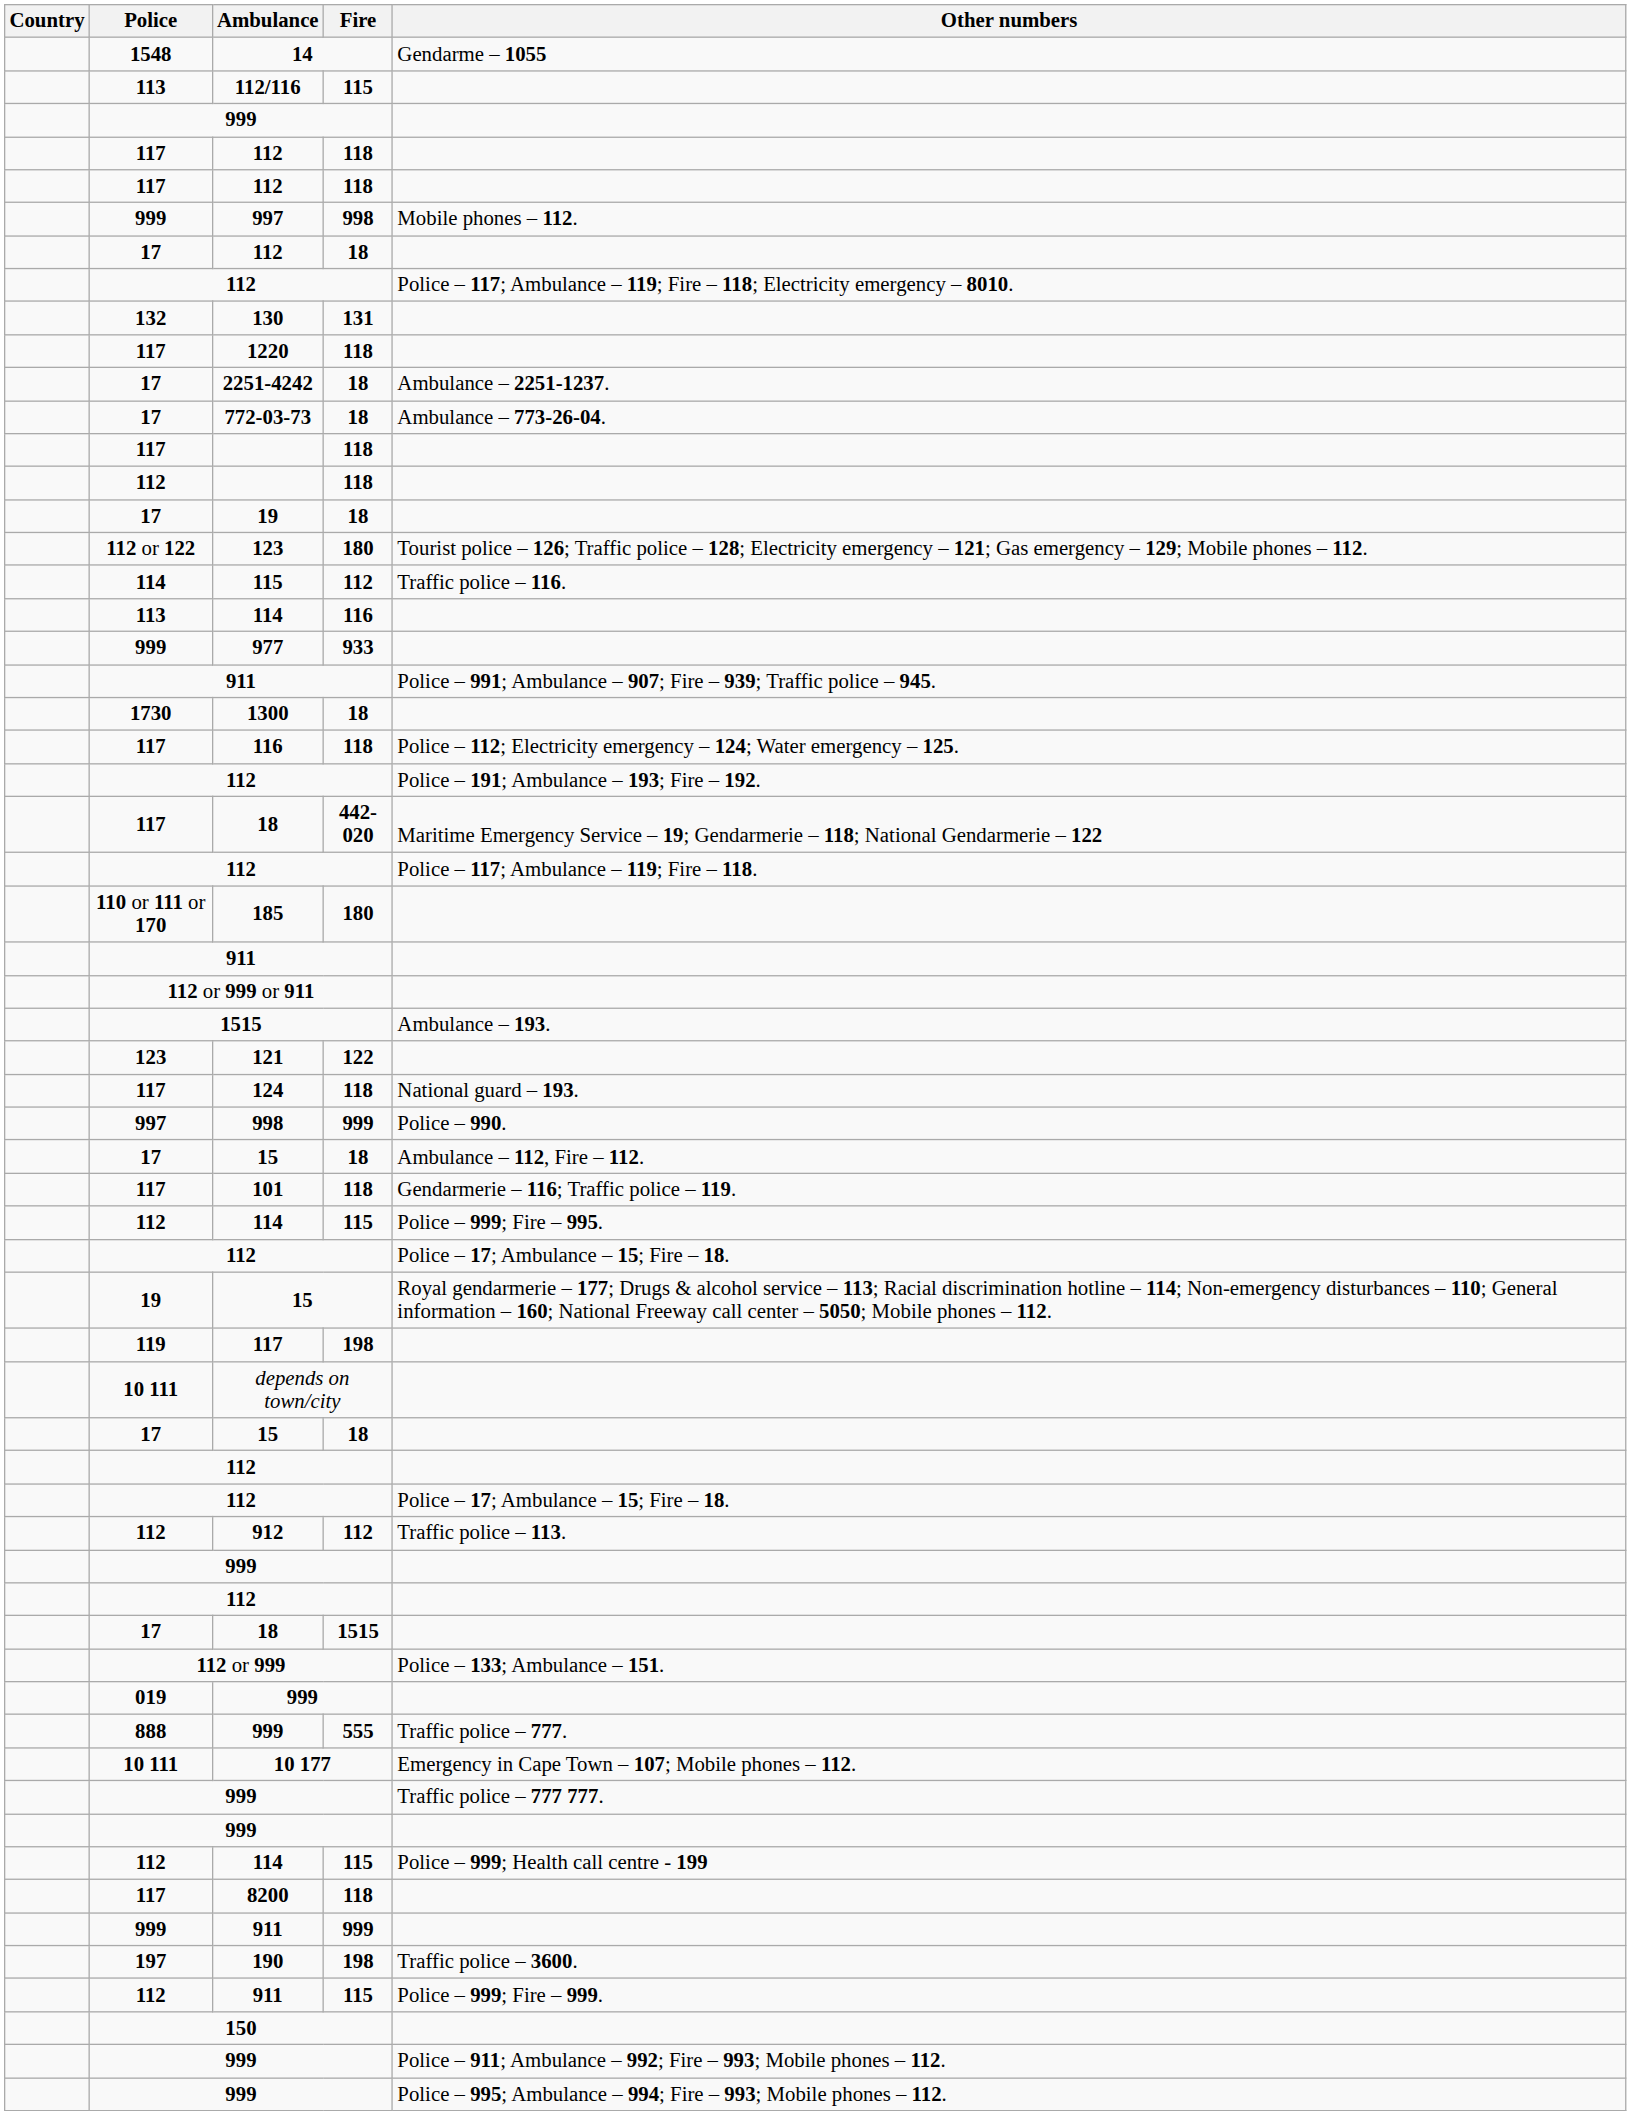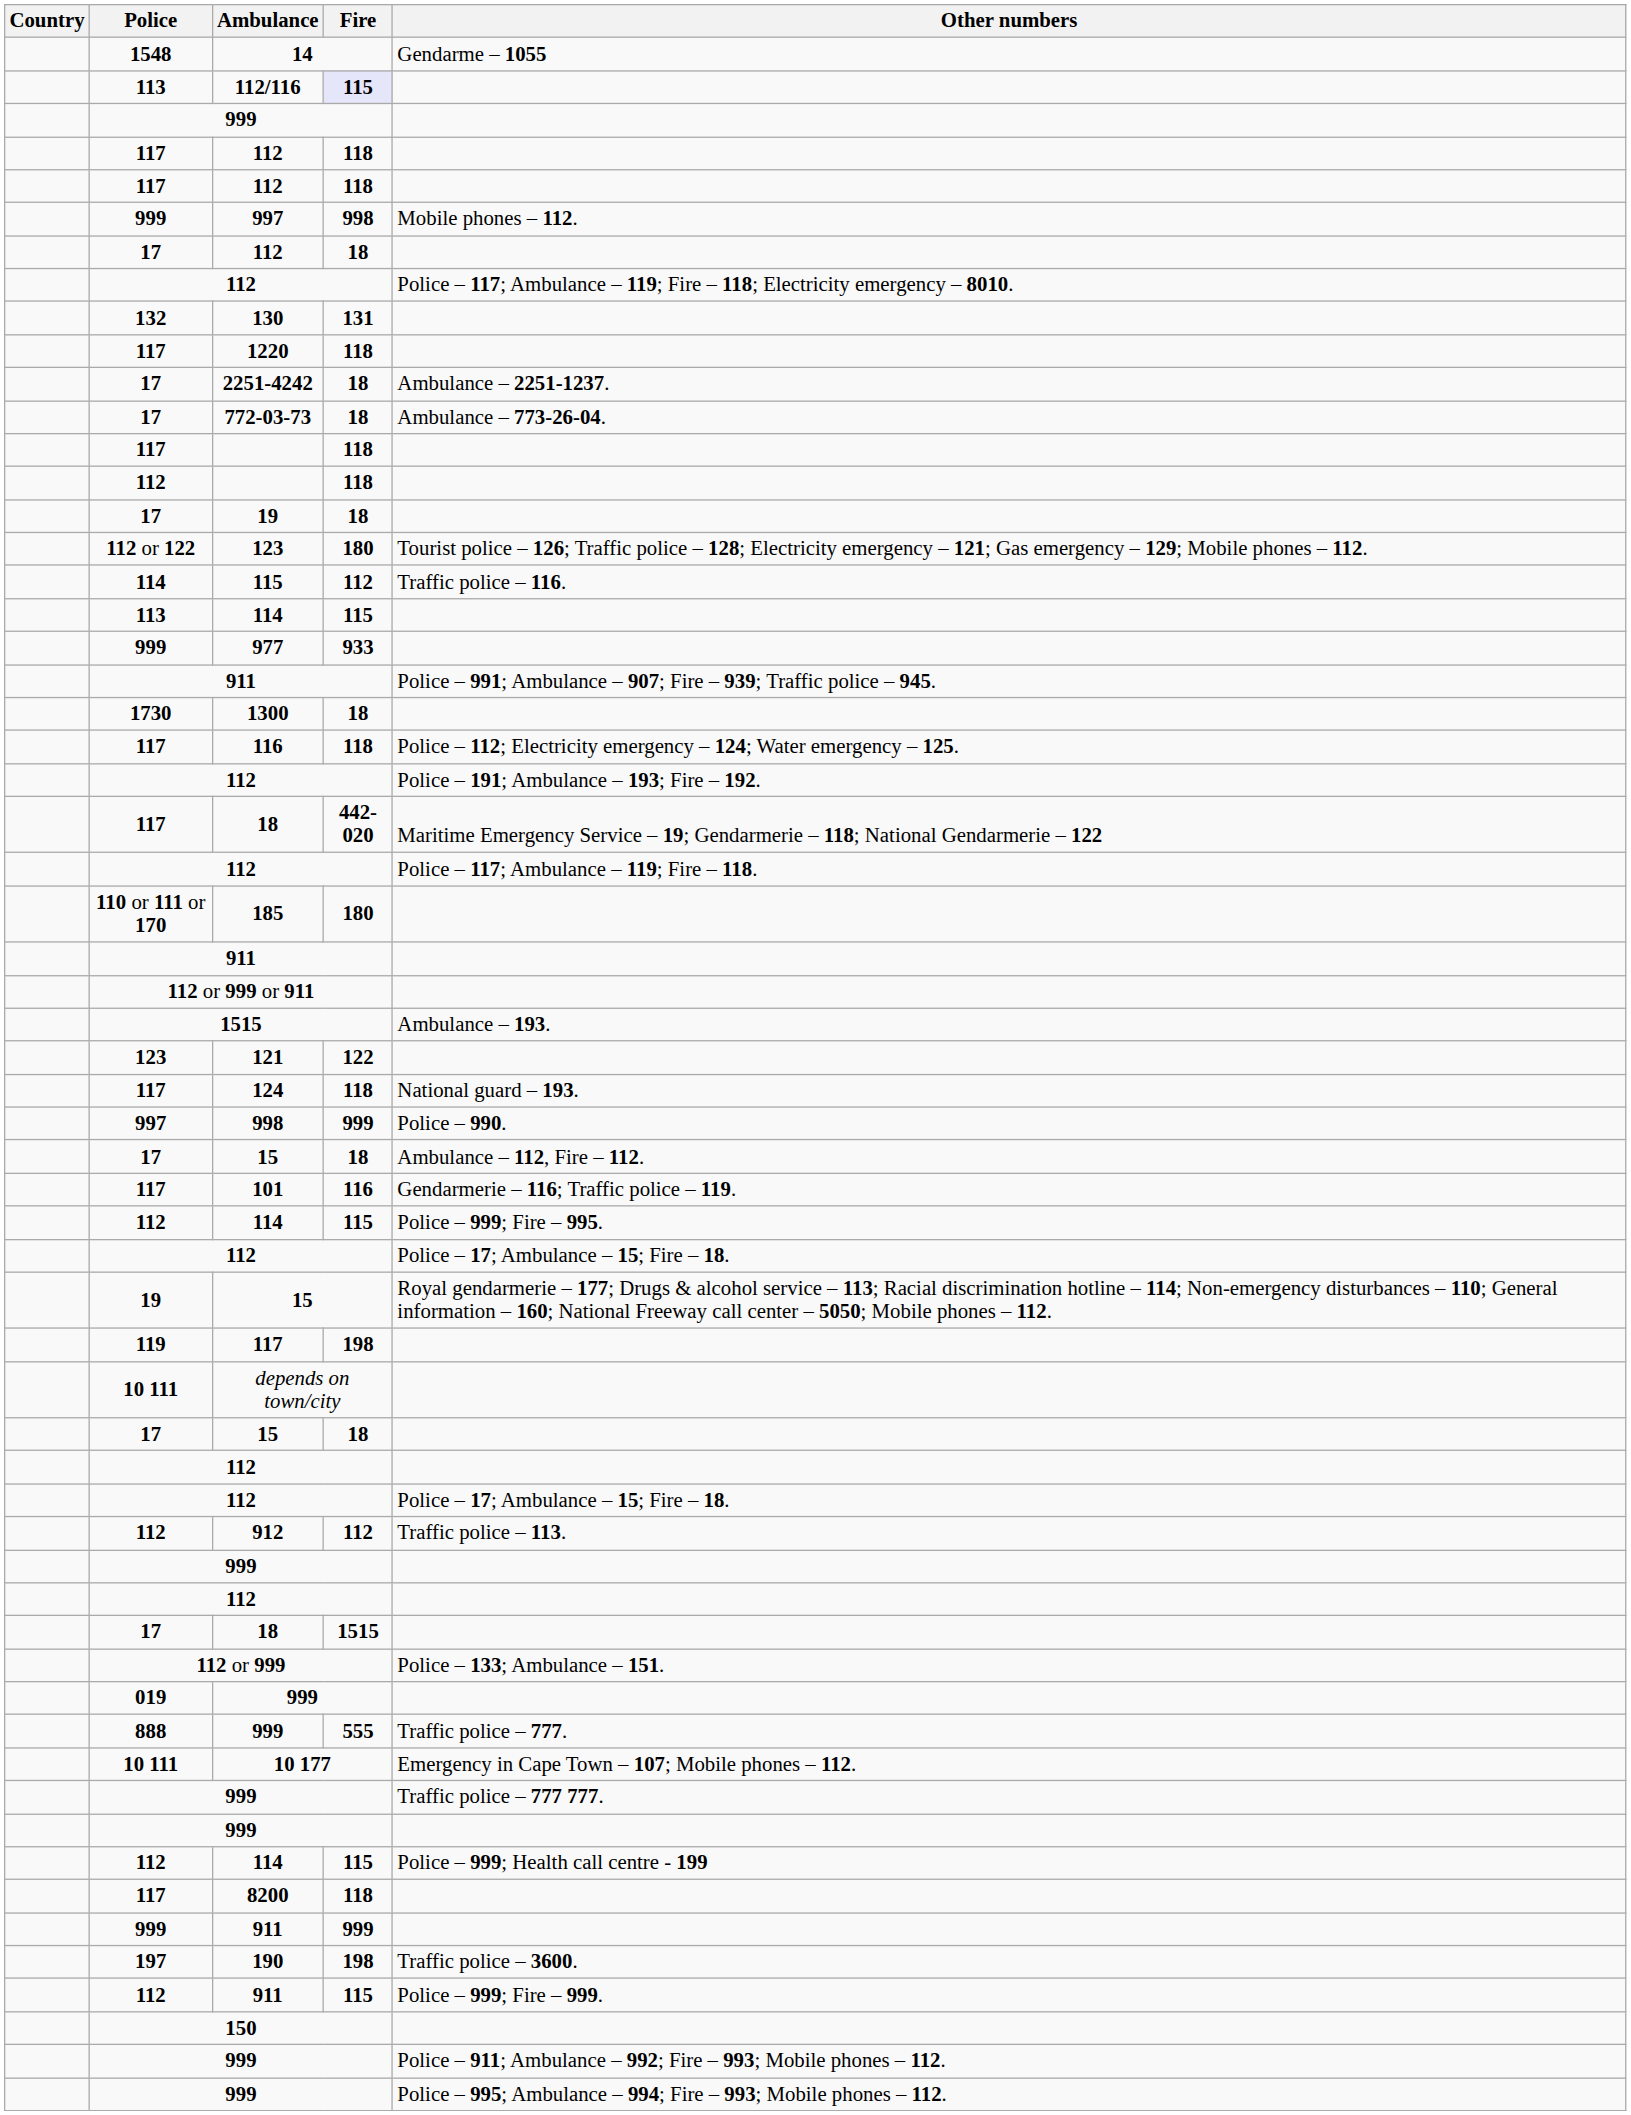(358, 86) no background -> (358, 86) lavender background
(358, 614) 116 -> (358, 614) 115
(358, 1189) 118 -> (358, 1189) 116
